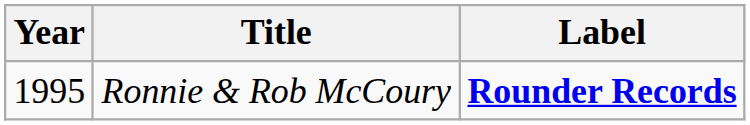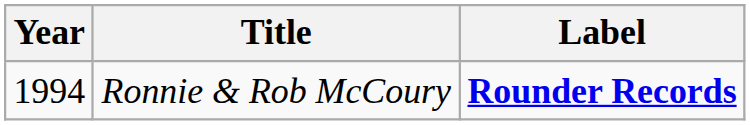(49, 89) 1995 -> (49, 89) 1994
